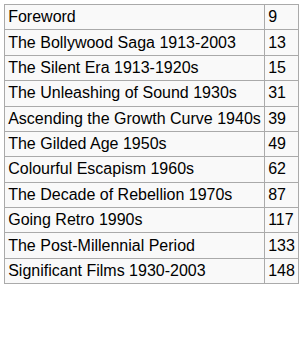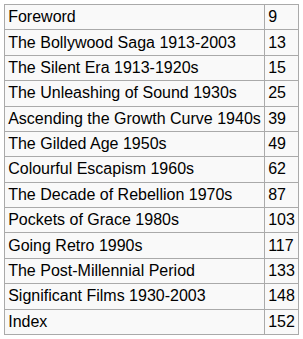(277, 93) 31 -> (277, 93) 25
+ row: (94, 220)
+ row: (28, 321)
